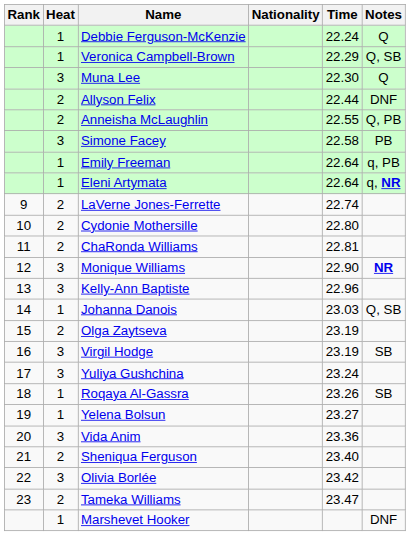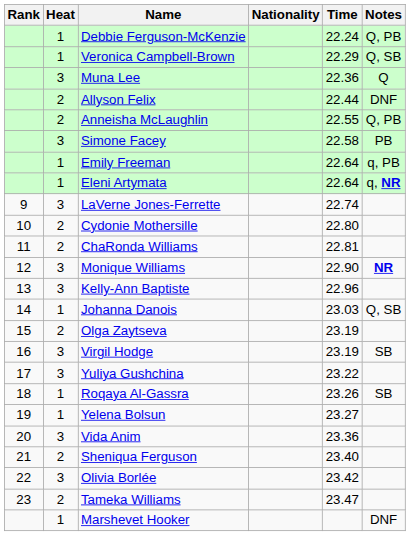(384, 36) Q -> (384, 36) Q, PB
(342, 78) 22.30 -> (342, 78) 22.36
(60, 204) 2 -> (60, 204) 3
(342, 373) 23.24 -> (342, 373) 23.22
